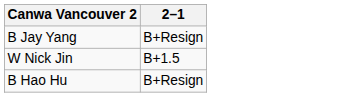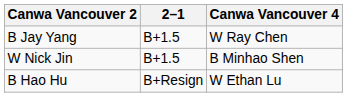+ column: (274, 15)
(173, 37) B+Resign -> (161, 37) B+1.5
